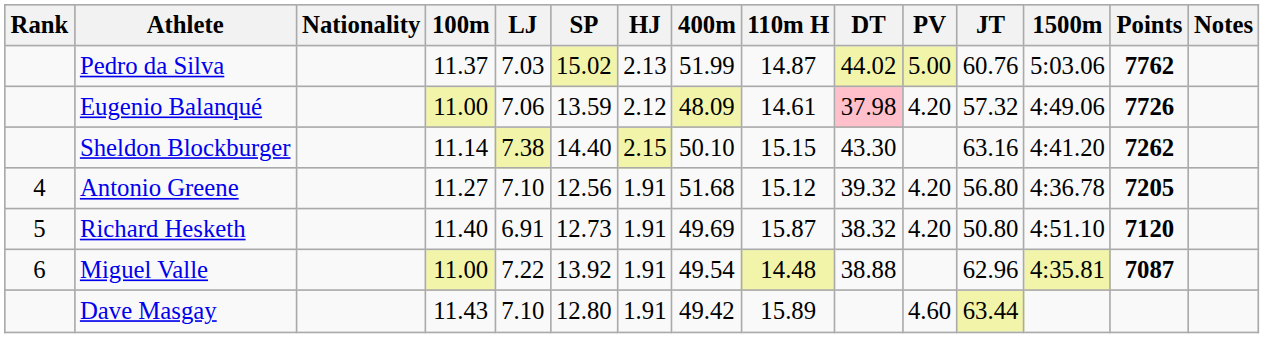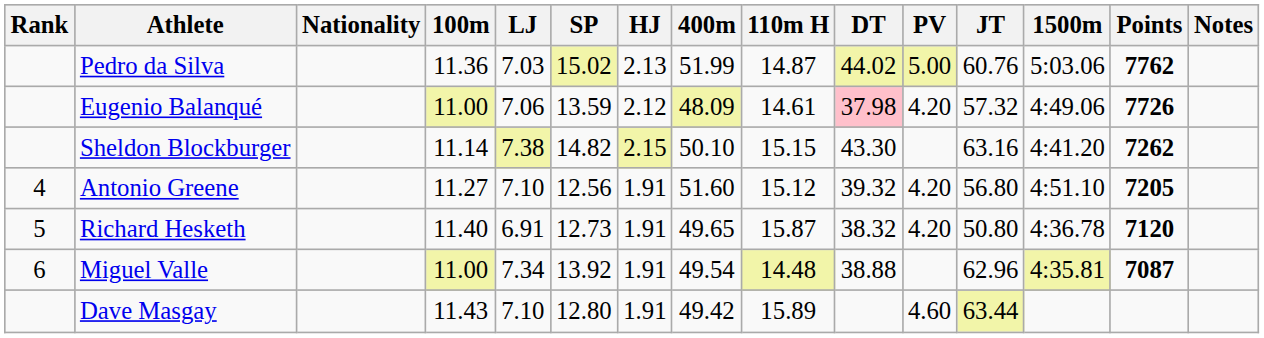(461, 65) 11.37 -> (461, 65) 11.36
(584, 147) 14.40 -> (584, 147) 14.82
(707, 188) 51.68 -> (707, 188) 51.60
(1067, 188) 4:36.78 -> (1067, 188) 4:51.10
(707, 229) 49.69 -> (707, 229) 49.65
(1067, 229) 4:51.10 -> (1067, 229) 4:36.78
(523, 270) 7.22 -> (523, 270) 7.34
